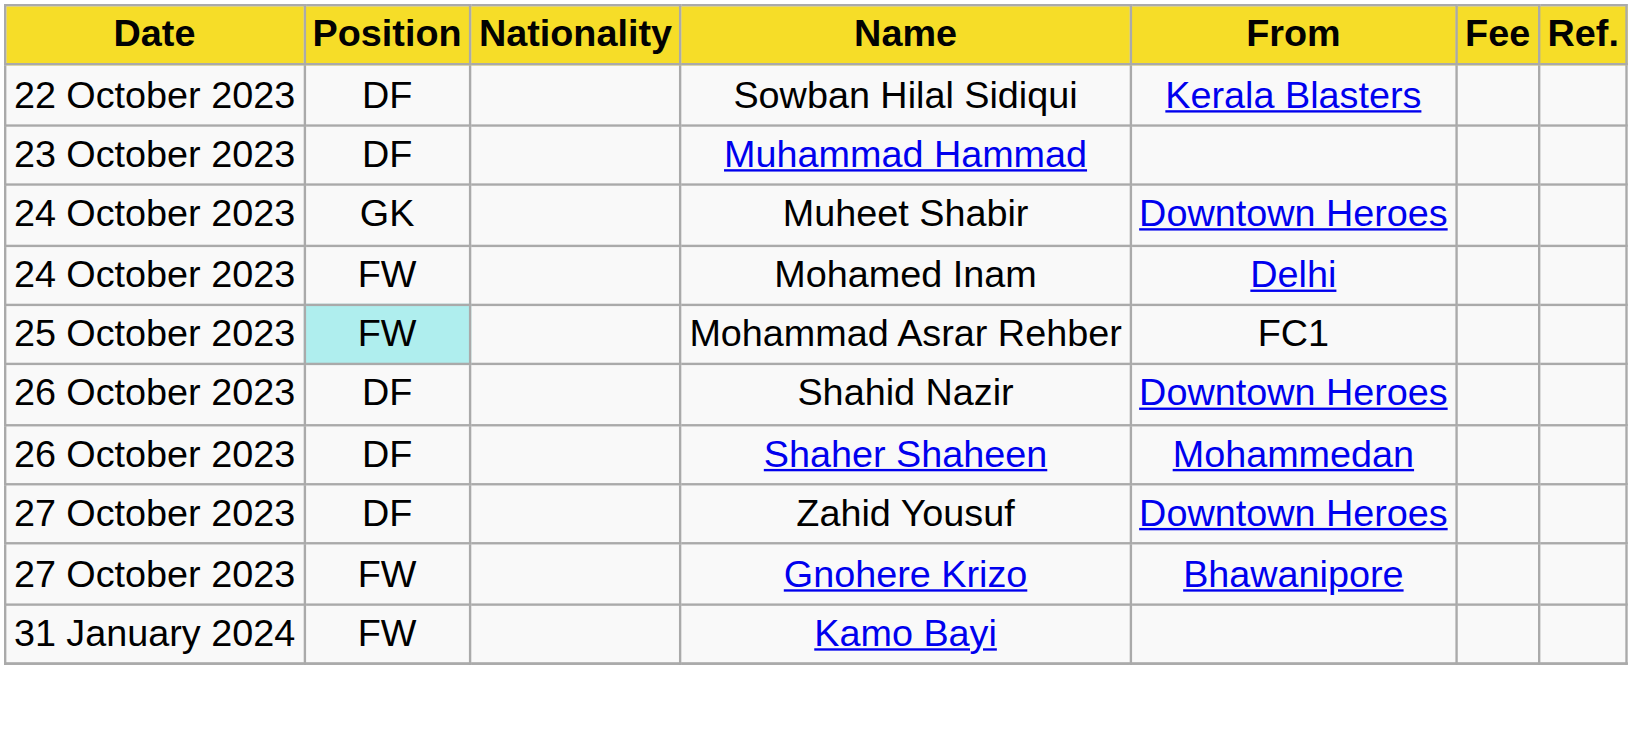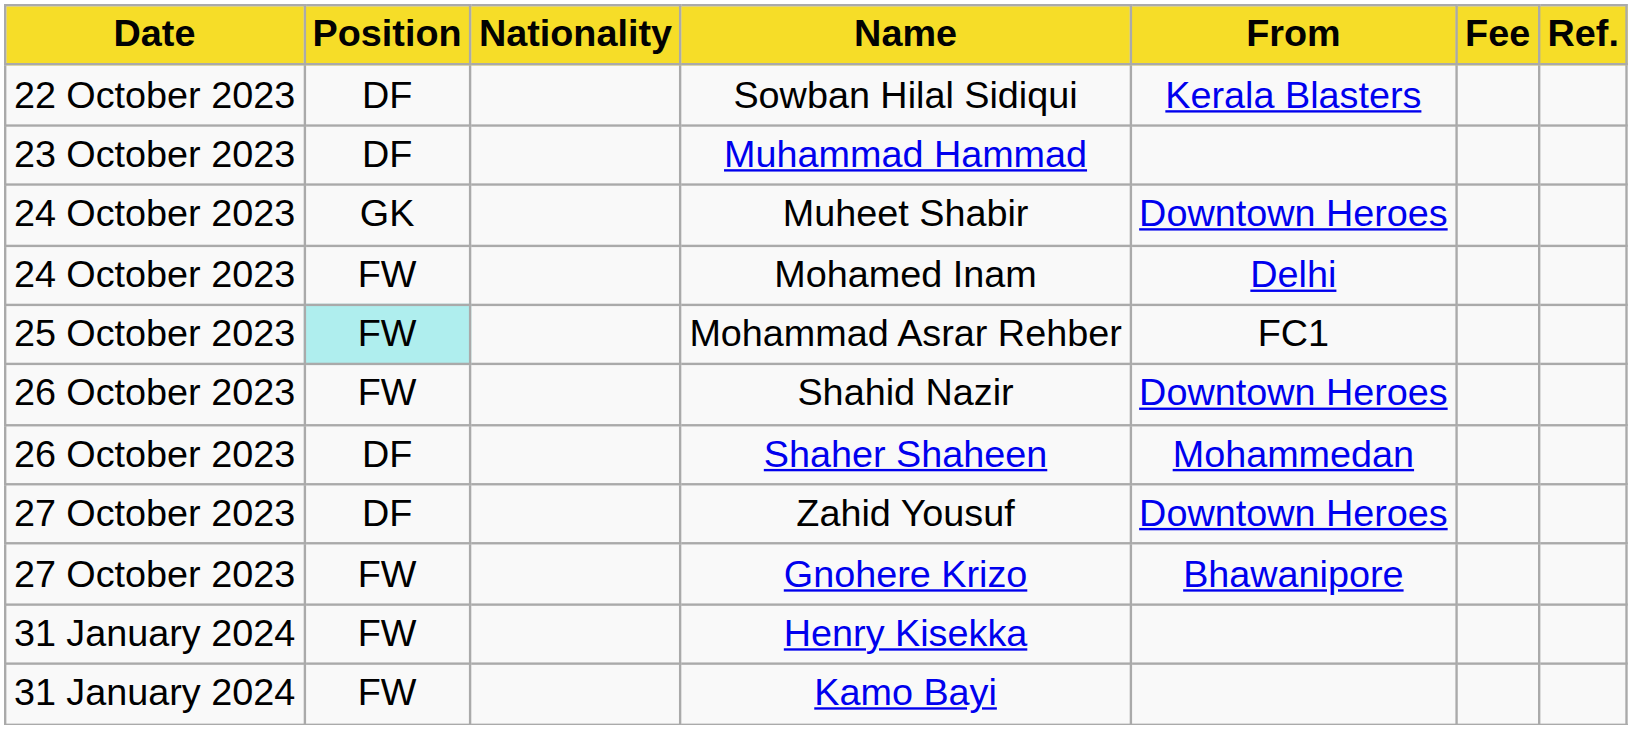(387, 393) DF -> (387, 393) FW
+ row: (906, 633)
